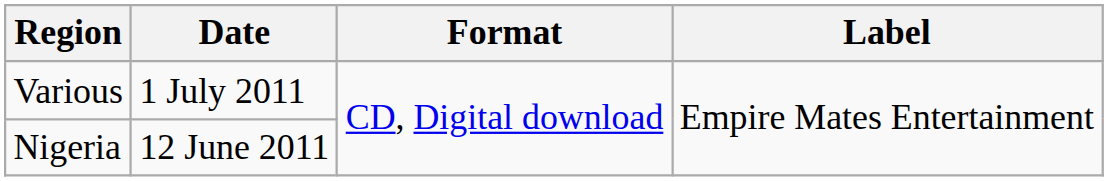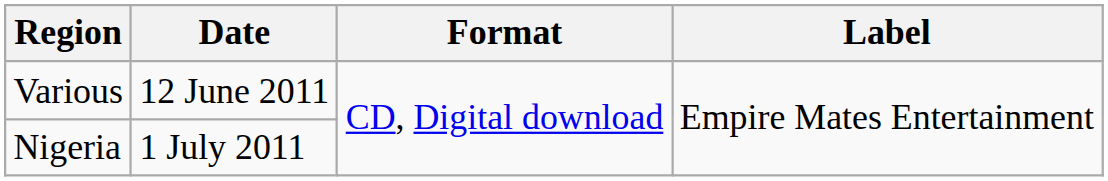(222, 89) 1 July 2011 -> (234, 89) 12 June 2011
(234, 146) 12 June 2011 -> (222, 146) 1 July 2011
